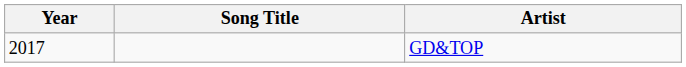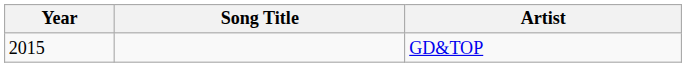(27, 47) 2017 -> (27, 47) 2015
